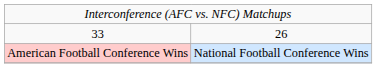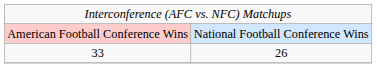rows swapped: (98, 53) <-> (98, 33)
